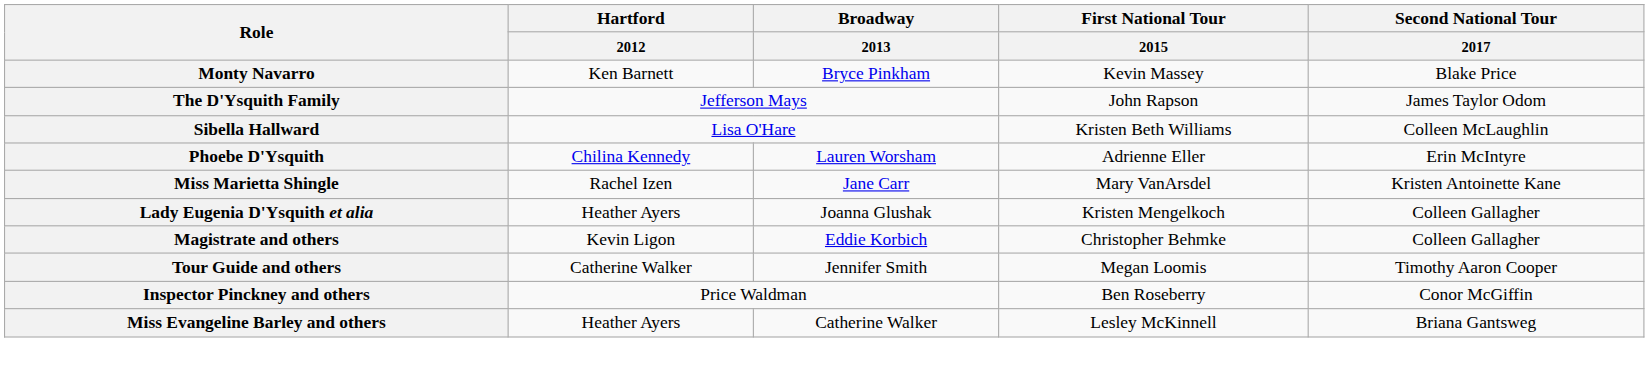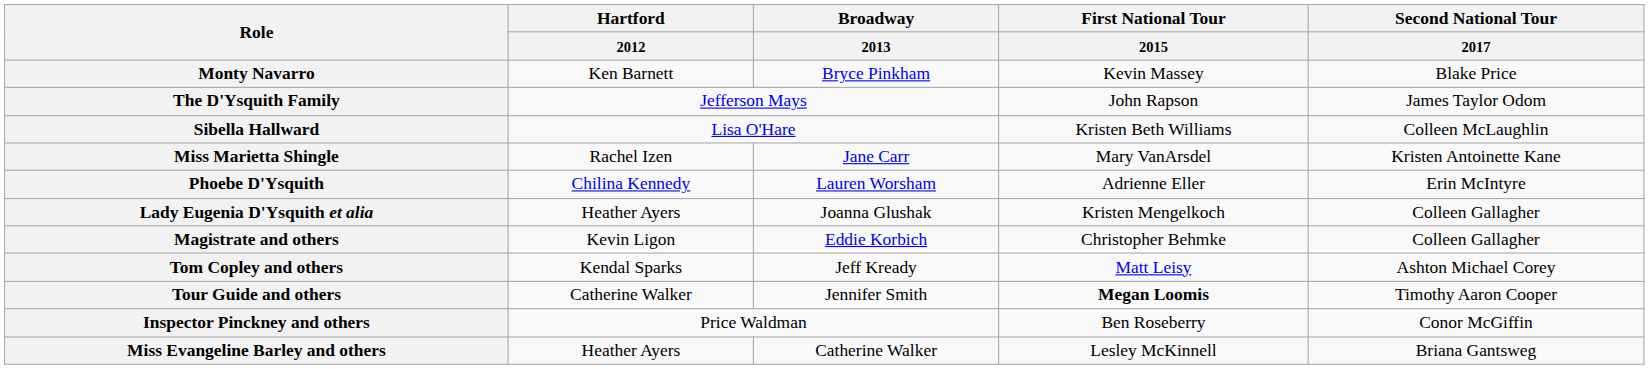rows swapped: (256, 156) <-> (256, 184)
+ row: (256, 267)
(1153, 267) normal -> (1153, 294) bold
